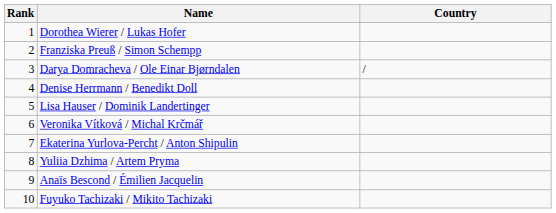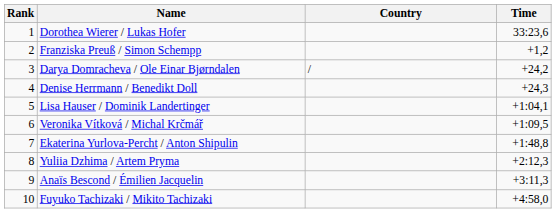+ column: (524, 13)
